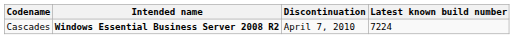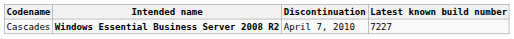(381, 27) 7224 -> (381, 27) 7227
